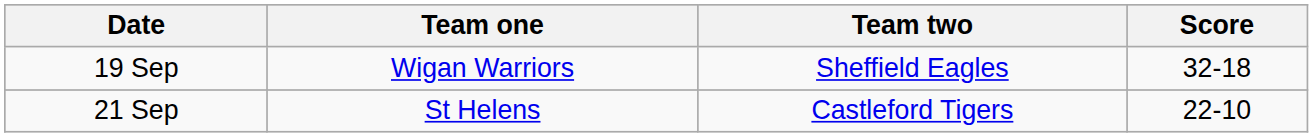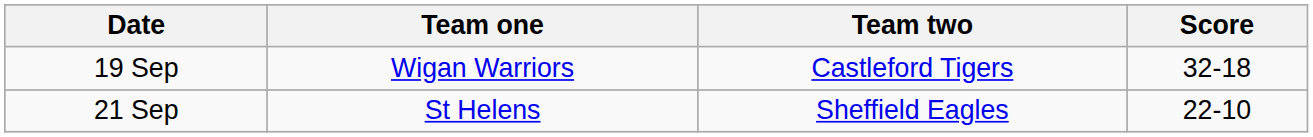(912, 68) Sheffield Eagles -> (912, 68) Castleford Tigers
(912, 110) Castleford Tigers -> (912, 110) Sheffield Eagles
